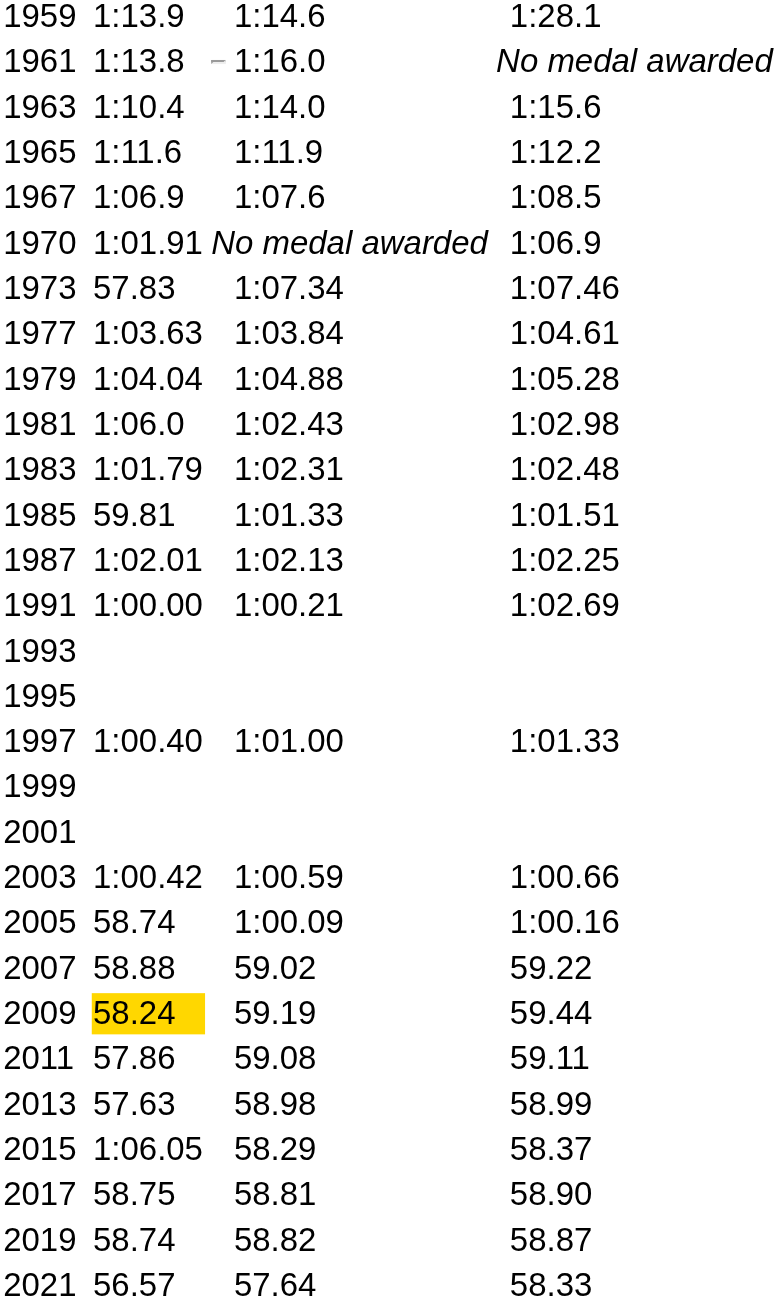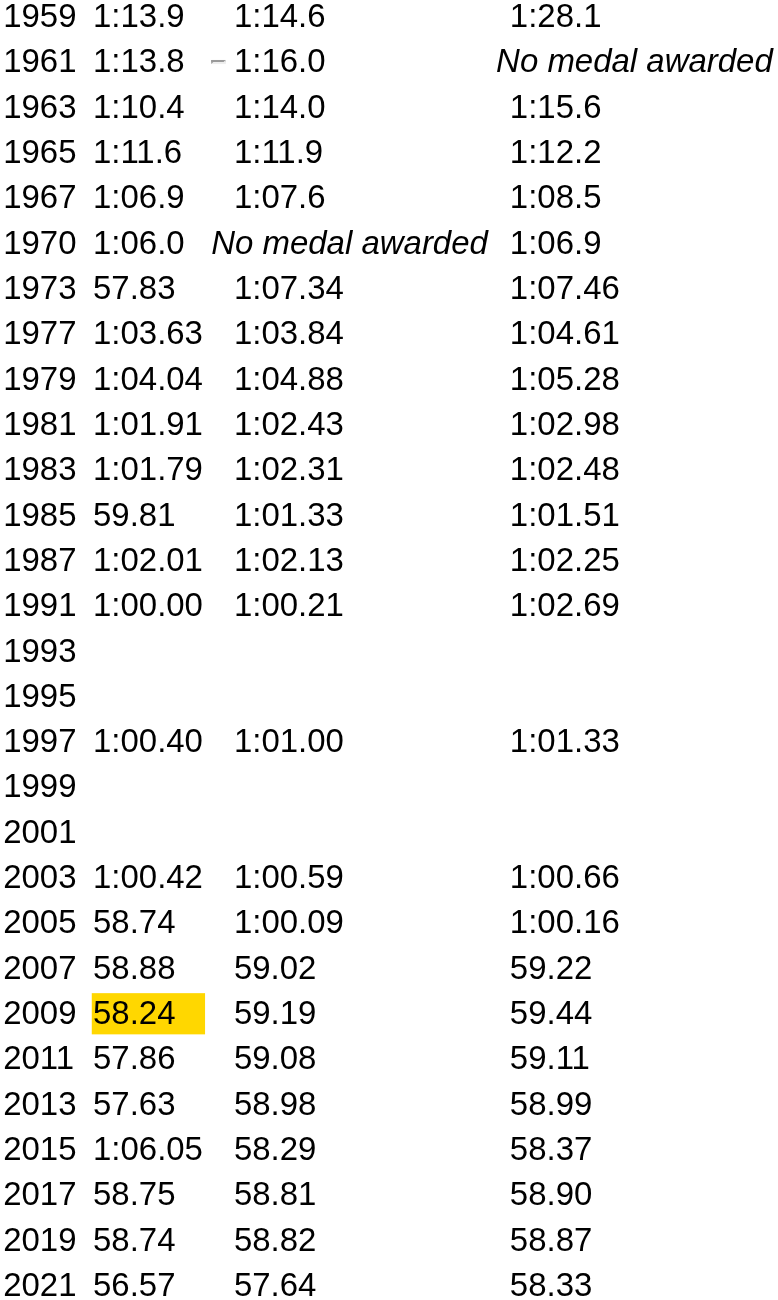(148, 242) 1:01.91 -> (139, 242) 1:06.0
(139, 424) 1:06.0 -> (148, 424) 1:01.91
